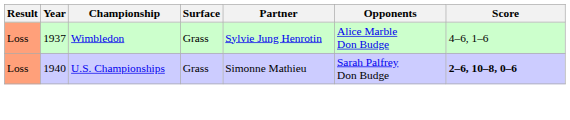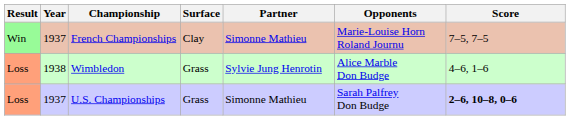+ row: (124, 37)
(54, 37) 1937 -> (54, 68) 1938
(54, 68) 1940 -> (54, 99) 1937
